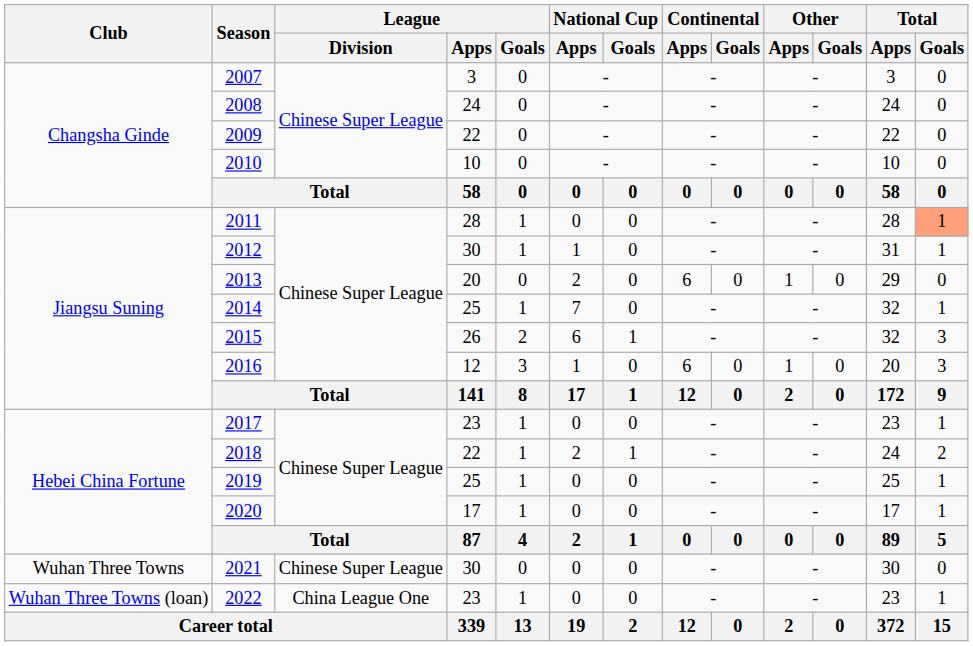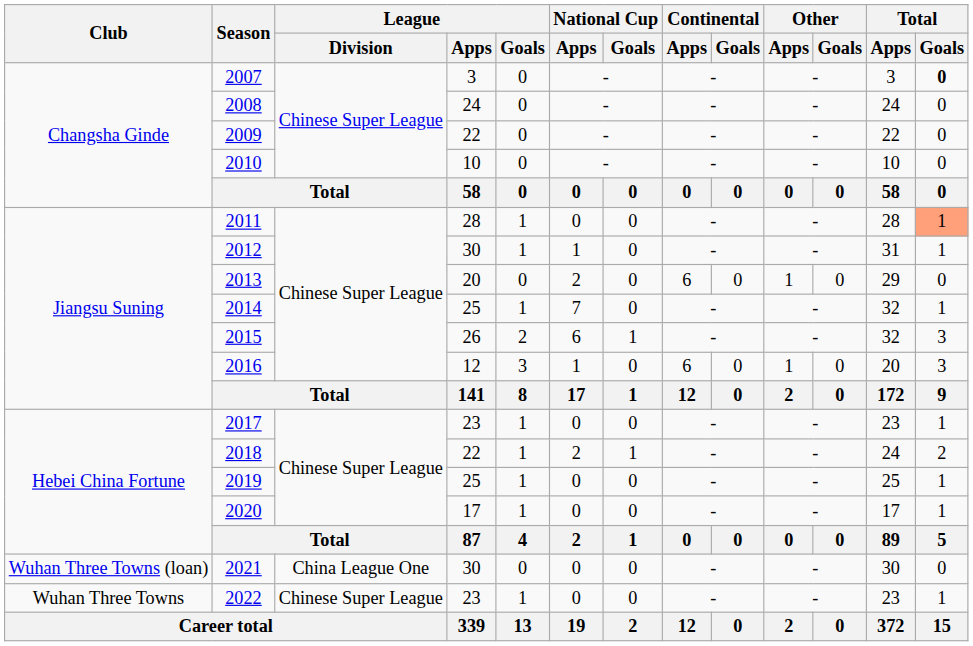(942, 76) normal -> (942, 76) bold
(108, 568) Wuhan Three Towns -> (108, 568) Wuhan Three Towns (loan)
(361, 568) Chinese Super League -> (361, 568) China League One
(108, 597) Wuhan Three Towns (loan) -> (108, 597) Wuhan Three Towns
(361, 597) China League One -> (361, 597) Chinese Super League
